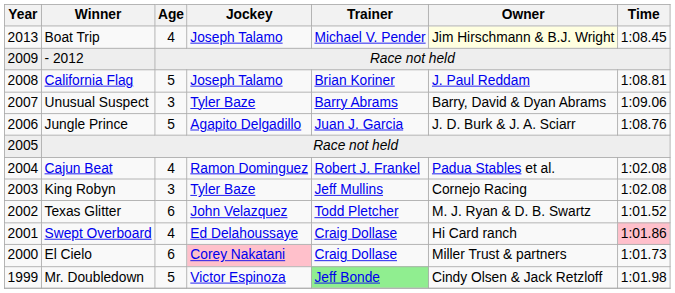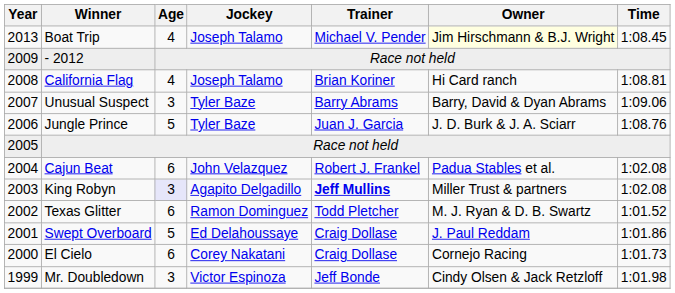(171, 80) 5 -> (171, 80) 4
(481, 80) J. Paul Reddam -> (474, 80) Hi Card ranch
(246, 124) Agapito Delgadillo -> (223, 124) Tyler Baze
(171, 168) 4 -> (171, 168) 6
(249, 168) Ramon Dominguez -> (239, 168) John Velazquez
(171, 189) no background -> (171, 189) lavender background
(223, 189) Tyler Baze -> (246, 189) Agapito Delgadillo
(349, 189) normal -> (352, 189) bold
(479, 189) Cornejo Racing -> (499, 189) Miller Trust & partners
(239, 211) John Velazquez -> (249, 211) Ramon Dominguez
(171, 233) 4 -> (171, 233) 5
(474, 233) Hi Card ranch -> (481, 233) J. Paul Reddam
(644, 233) pink background -> (644, 233) no background
(238, 255) pink background -> (238, 255) no background
(499, 255) Miller Trust & partners -> (479, 255) Cornejo Racing
(171, 277) 5 -> (171, 277) 3
(347, 277) lightgreen background -> (347, 277) no background
